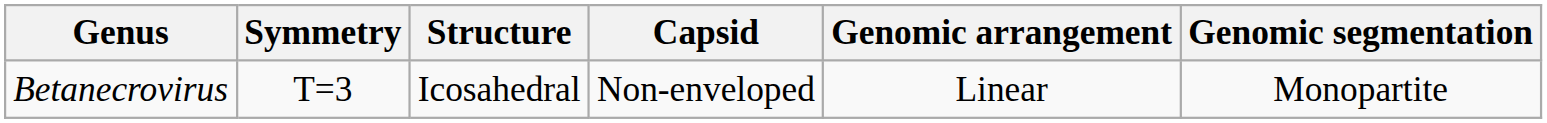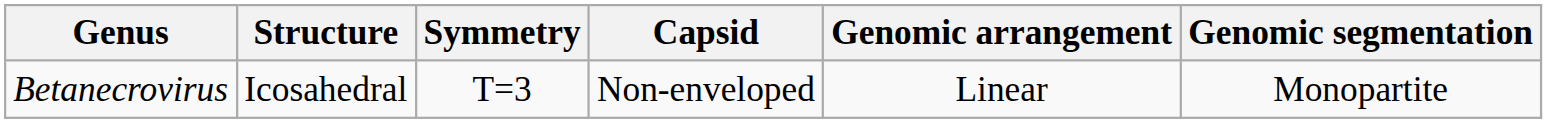columns swapped: (499, 32) <-> (323, 32)
